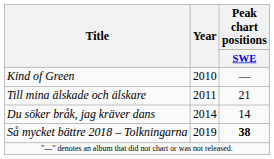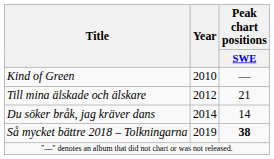(205, 95) 2011 -> (205, 95) 2012
